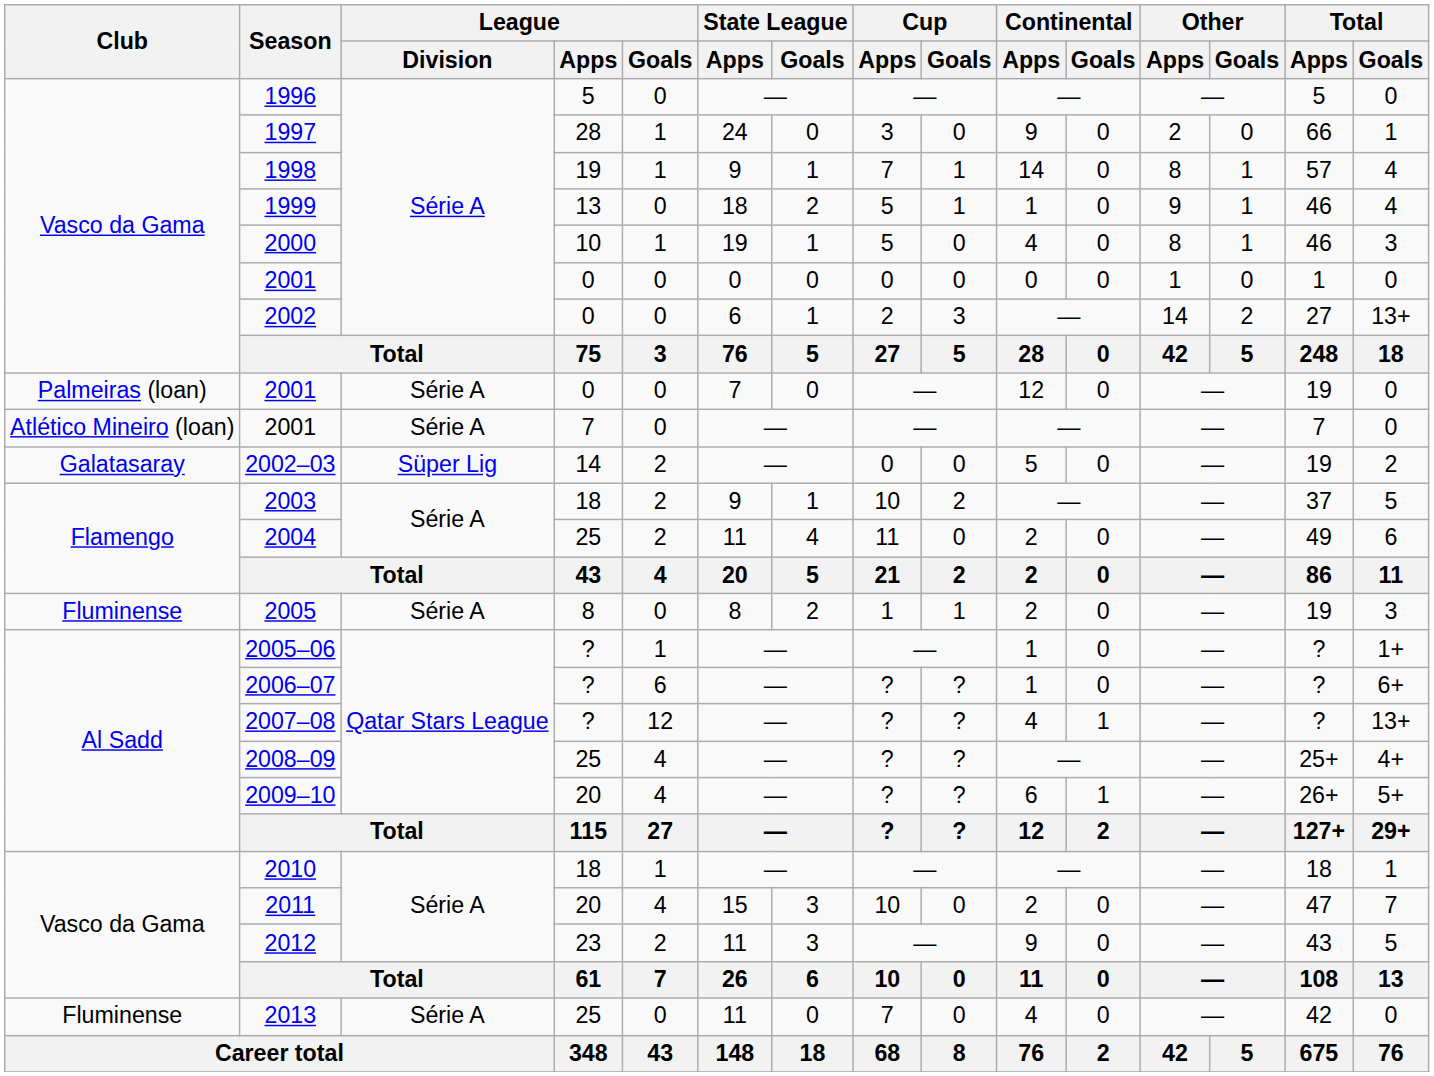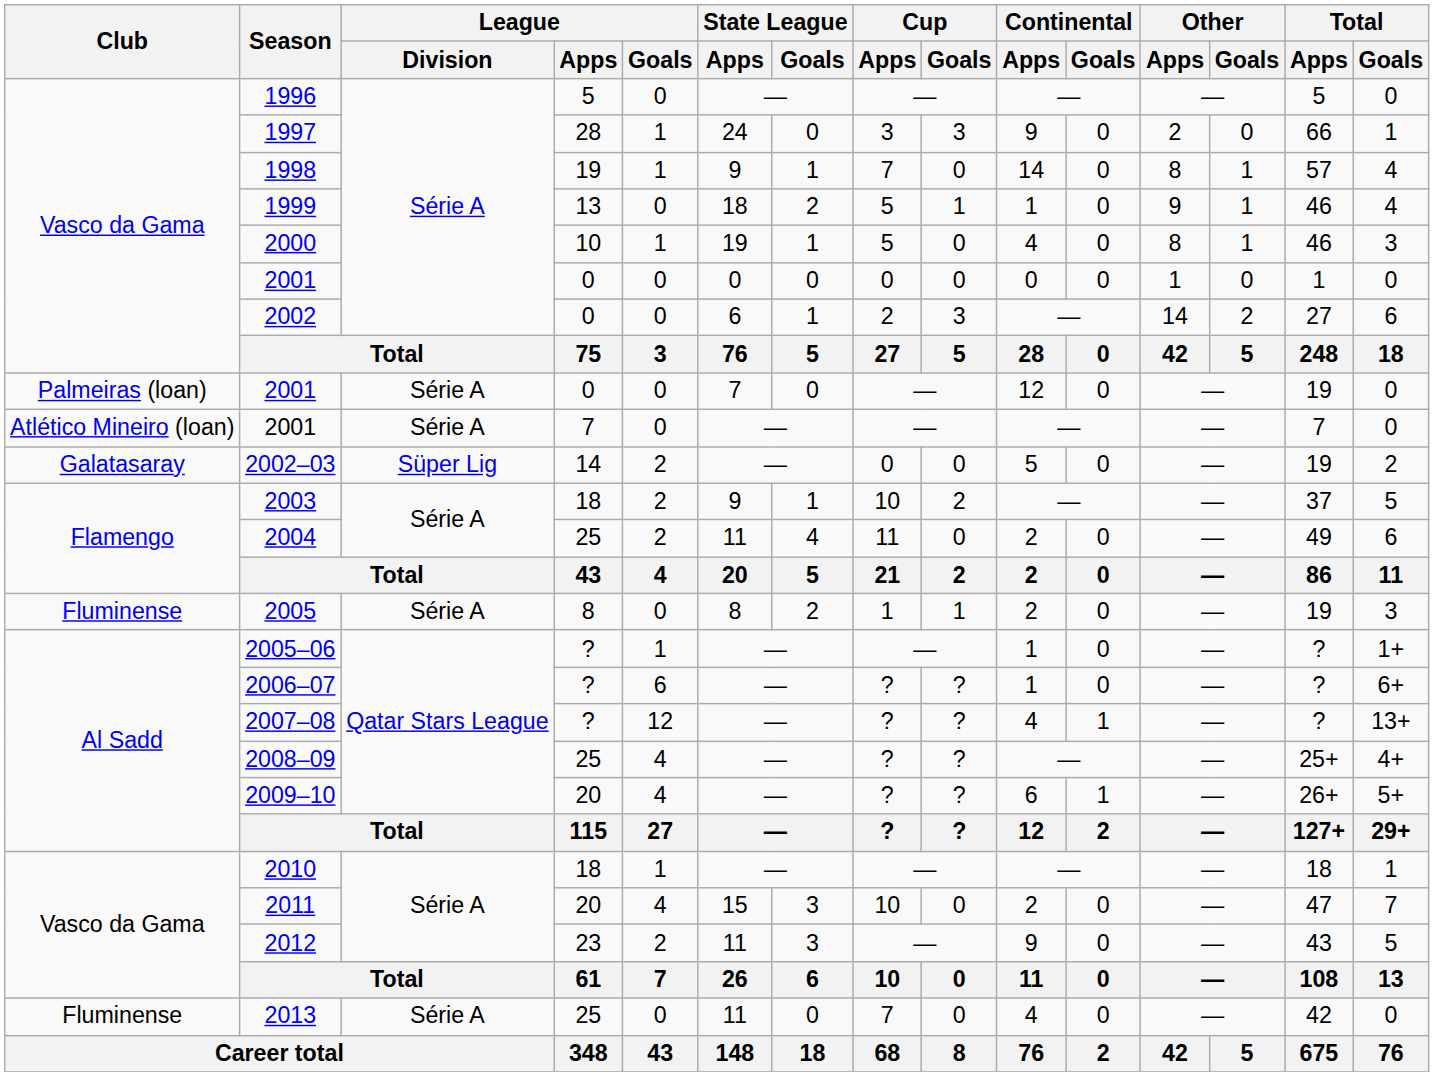(959, 133) 0 -> (959, 133) 3
(959, 170) 1 -> (959, 170) 0
(1391, 317) 13+ -> (1391, 317) 6
